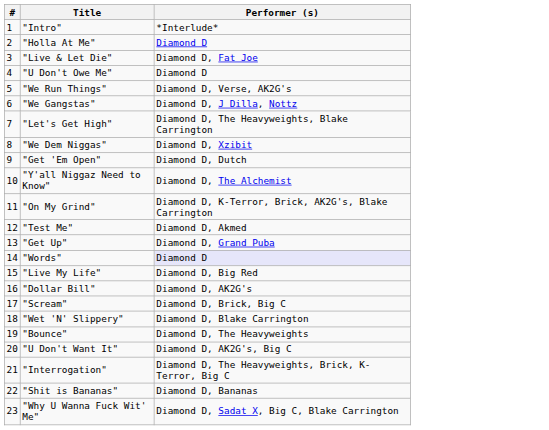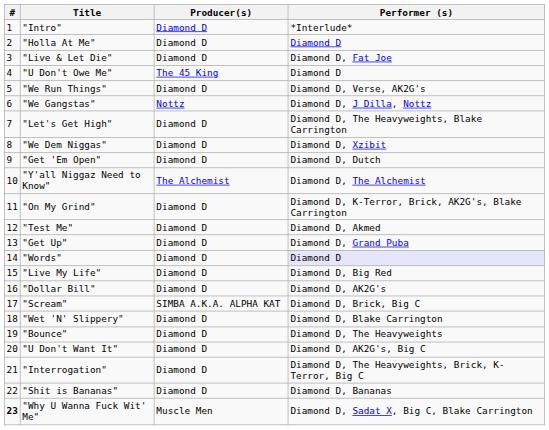+ column: (221, 12)
(12, 411) normal -> (12, 411) bold
